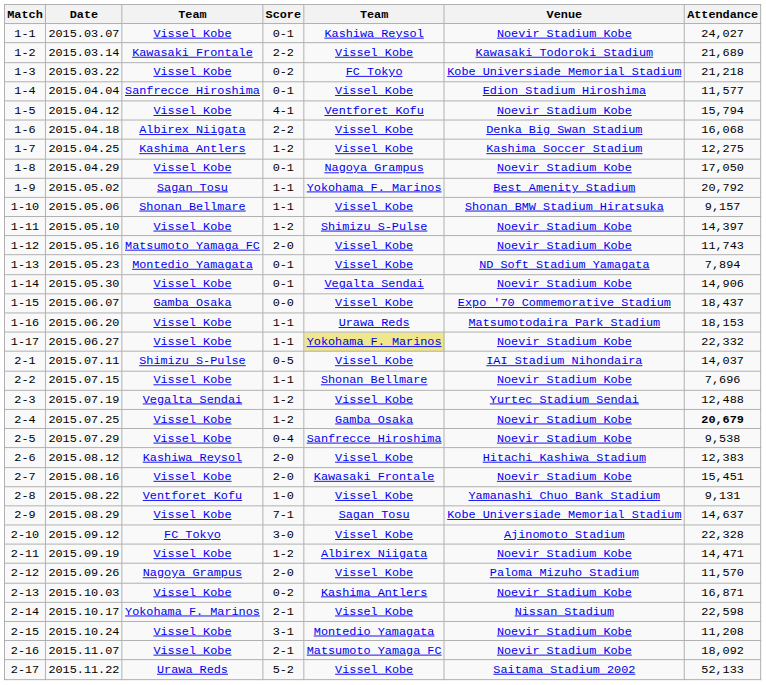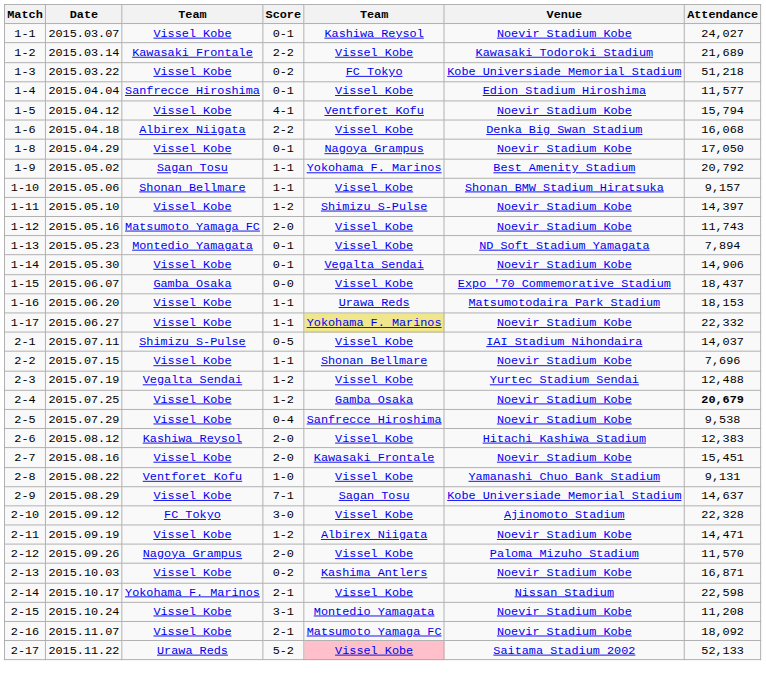(723, 72) 21,218 -> (723, 72) 51,218
- row: (25, 149)
(374, 670) no background -> (374, 650) pink background
